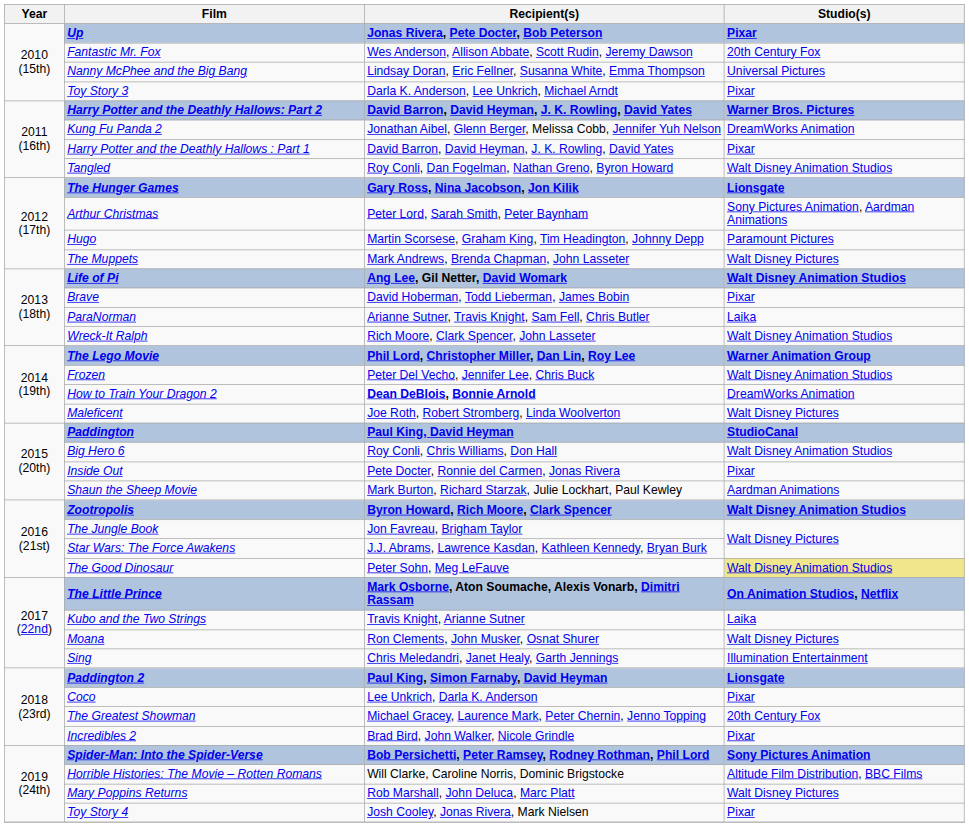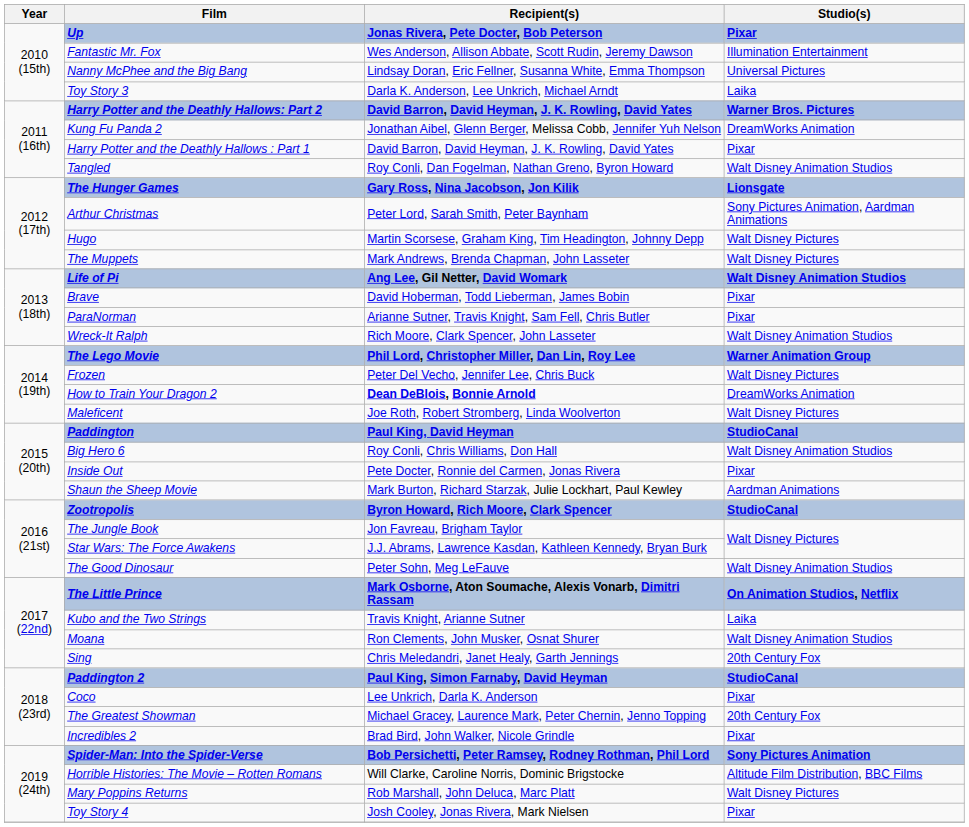(774, 52) 20th Century Fox -> (797, 52) Illumination Entertainment
(741, 91) Pixar -> (742, 91) Laika
(780, 239) Paramount Pictures -> (783, 239) Walt Disney Pictures
(742, 317) Laika -> (741, 317) Pixar
(810, 374) Walt Disney Animation Studios -> (783, 374) Walt Disney Pictures
(816, 509) Walt Disney Animation Studios -> (763, 509) StudioCanal
(810, 567) khaki background -> (810, 567) no background
(783, 639) Walt Disney Pictures -> (810, 639) Walt Disney Animation Studios
(797, 658) Illumination Entertainment -> (774, 658) 20th Century Fox
(756, 677) Lionsgate -> (763, 677) StudioCanal
